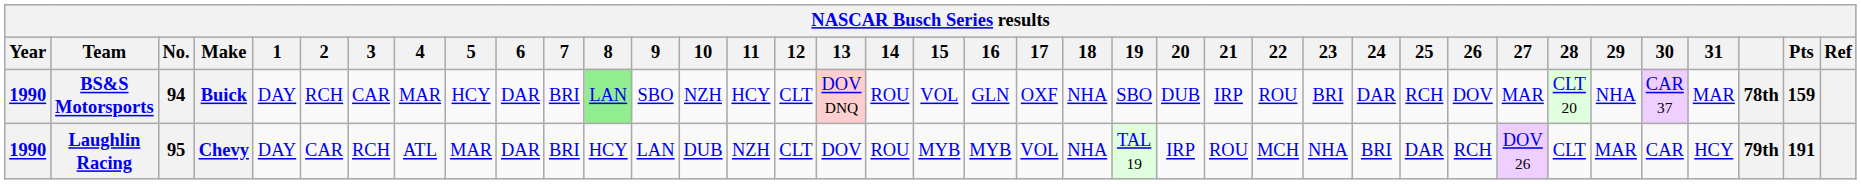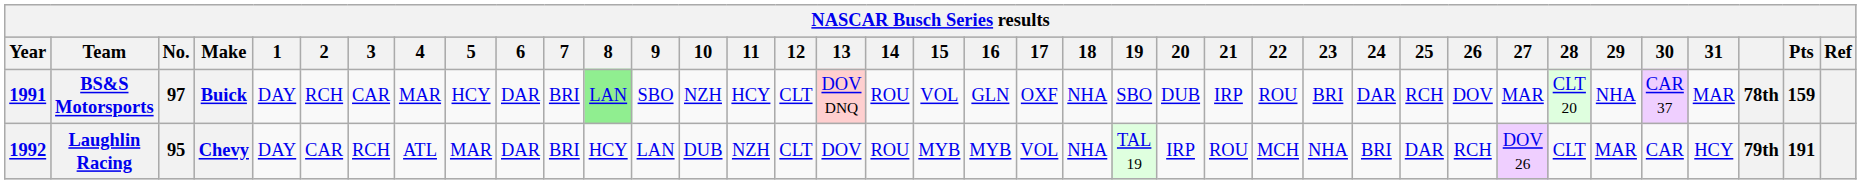(28, 96) 1990 -> (28, 96) 1991
(176, 96) 94 -> (176, 96) 97
(28, 151) 1990 -> (28, 151) 1992
